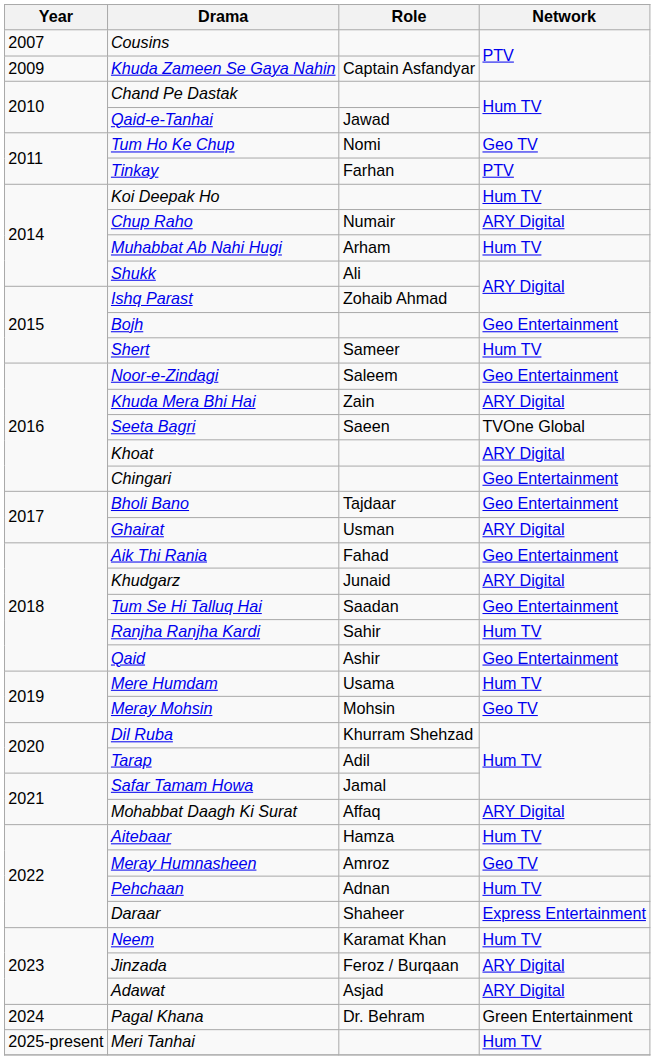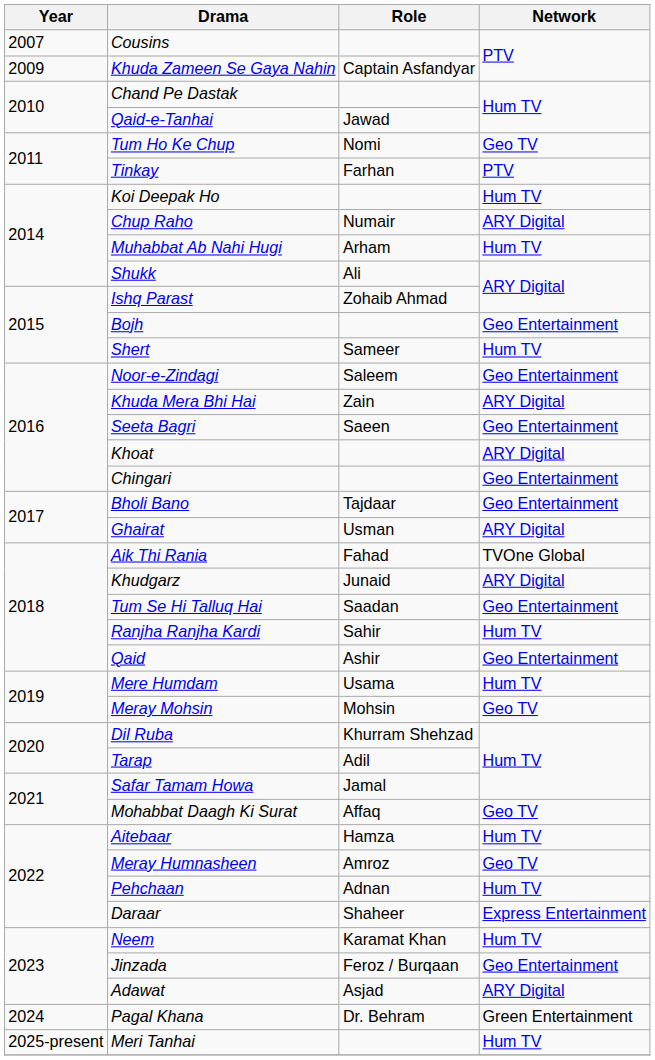(534, 427) TVOne Global -> (550, 427) Geo Entertainment
(550, 555) Geo Entertainment -> (534, 555) TVOne Global
(523, 811) ARY Digital -> (510, 811) Geo TV
(523, 965) ARY Digital -> (550, 965) Geo Entertainment
